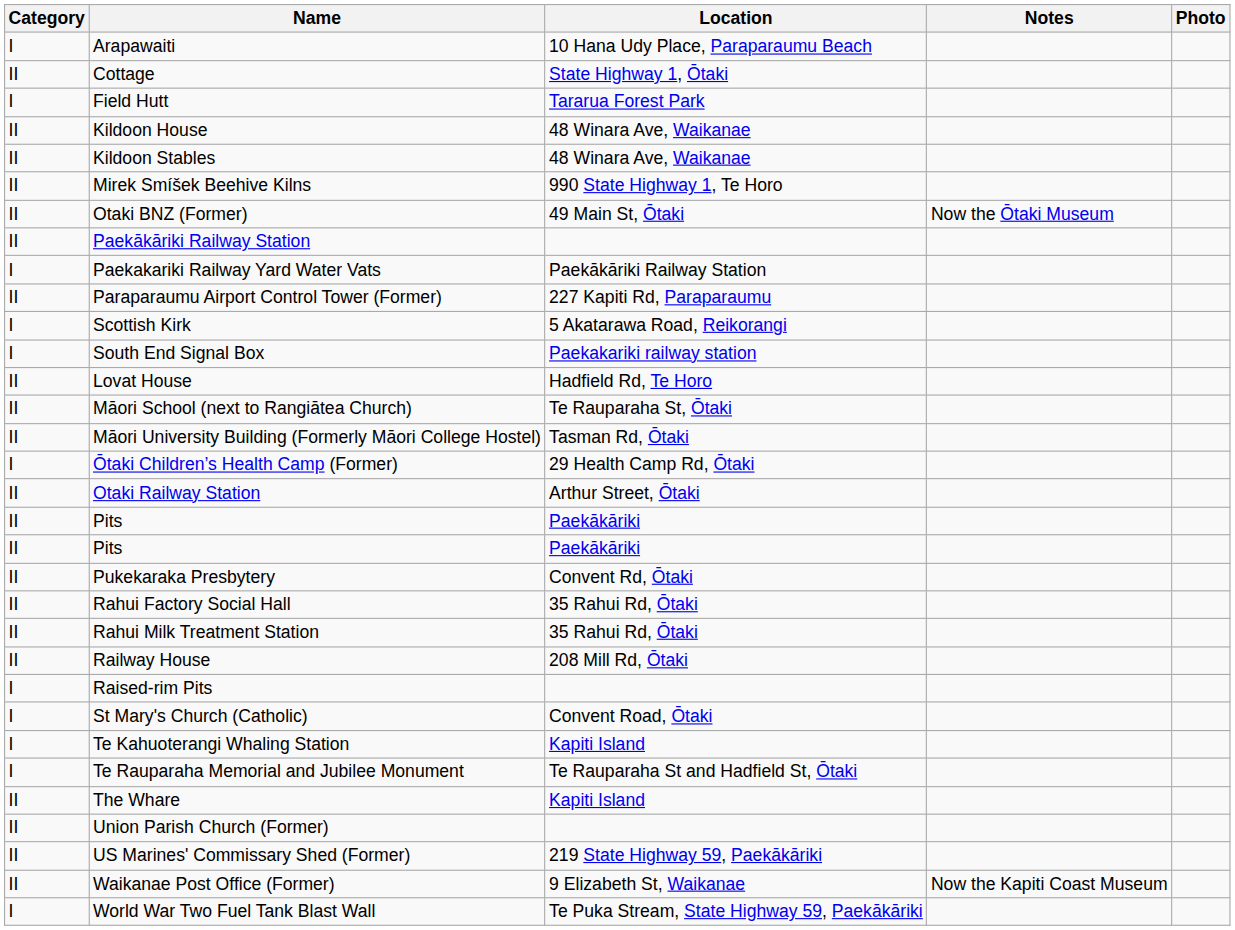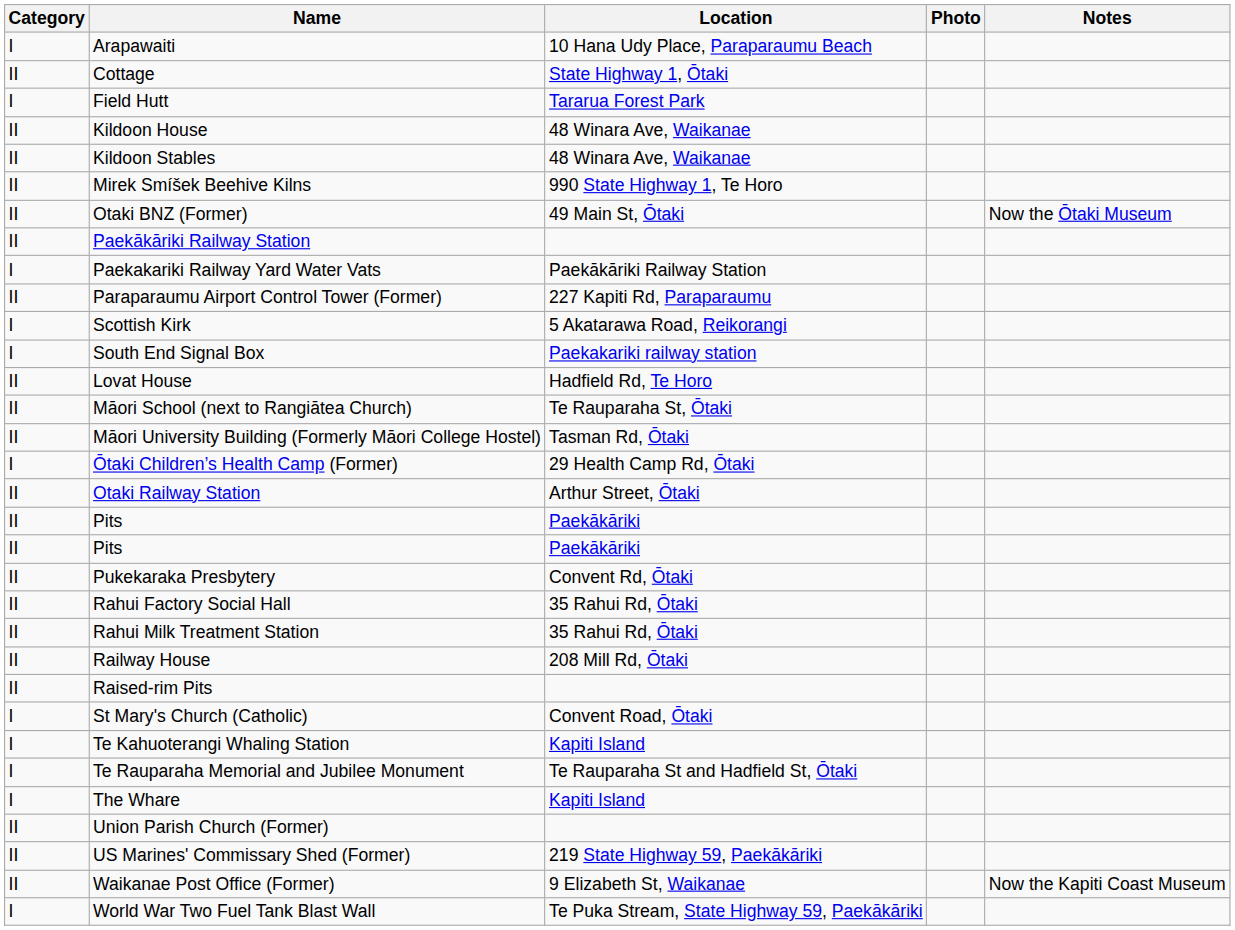columns swapped: (1049, 18) <-> (1201, 18)
(11, 688) I -> (13, 688) II
(13, 800) II -> (11, 800) I
